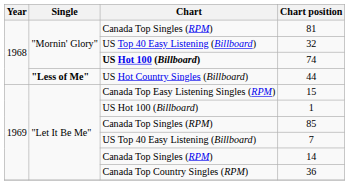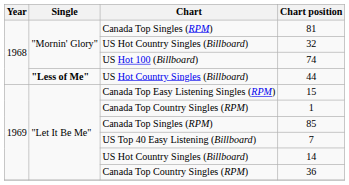(179, 44) US Top 40 Easy Listening (Billboard) -> (175, 44) US Hot Country Singles (Billboard)
(151, 60) bold -> (150, 60) normal
(150, 108) US Hot 100 (Billboard) -> (175, 108) Canada Top Country Singles (RPM)
(158, 156) Canada Top Singles (RPM) -> (175, 156) US Hot Country Singles (Billboard)
